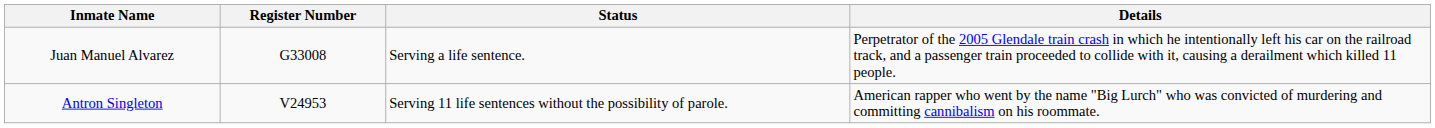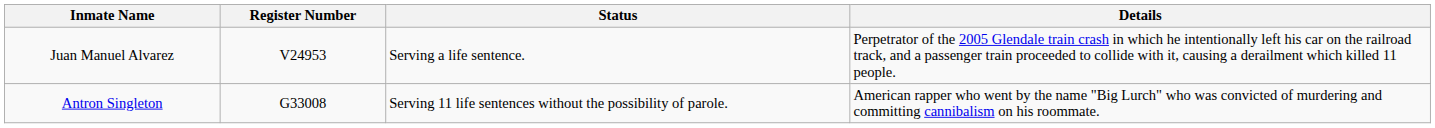(303, 55) G33008 -> (303, 55) V24953
(303, 103) V24953 -> (303, 103) G33008
